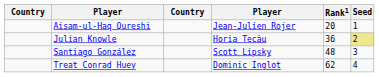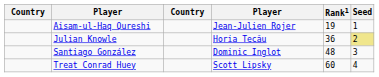(330, 26) 20 -> (330, 26) 19
(242, 52) Scott Lipsky -> (247, 52) Dominic Inglot
(247, 65) Dominic Inglot -> (242, 65) Scott Lipsky
(330, 65) 62 -> (330, 65) 60
